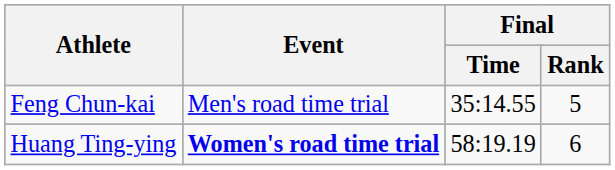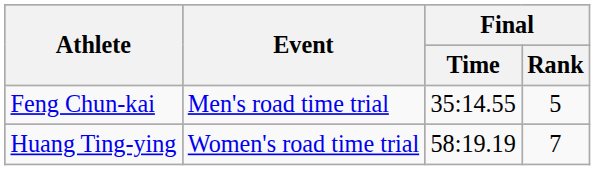(313, 144) bold -> (303, 144) normal
(575, 144) 6 -> (555, 144) 7
